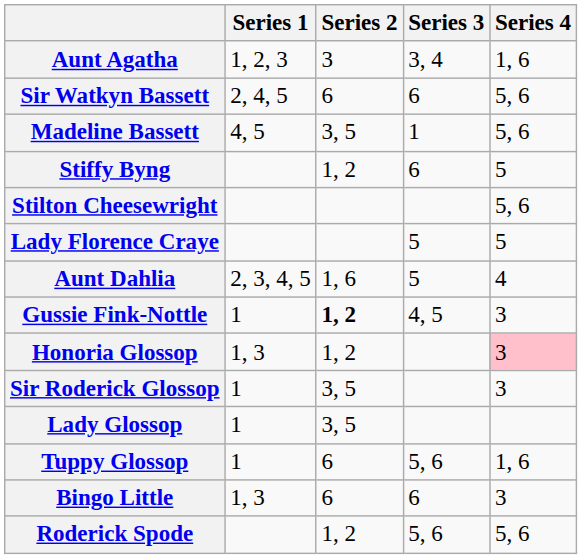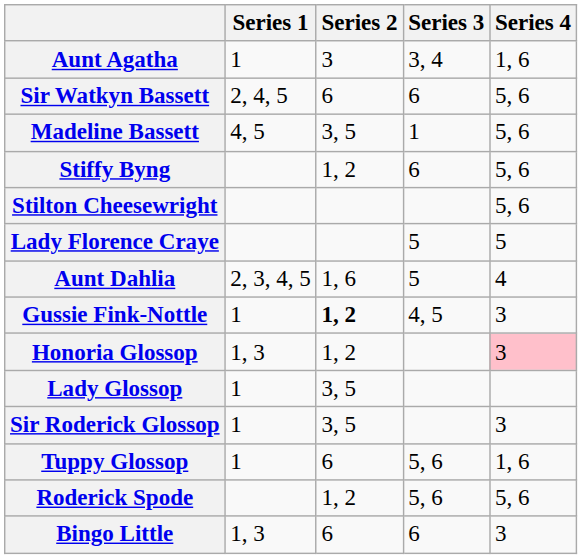(259, 59) 1, 2, 3 -> (236, 59) 1
(501, 168) 5 -> (512, 168) 5, 6
rows swapped: (115, 388) <-> (115, 424)
rows swapped: (115, 497) <-> (115, 534)
